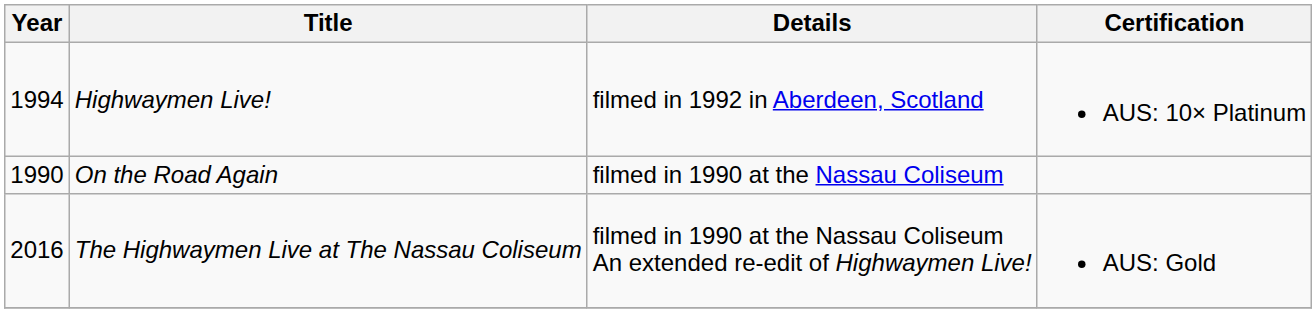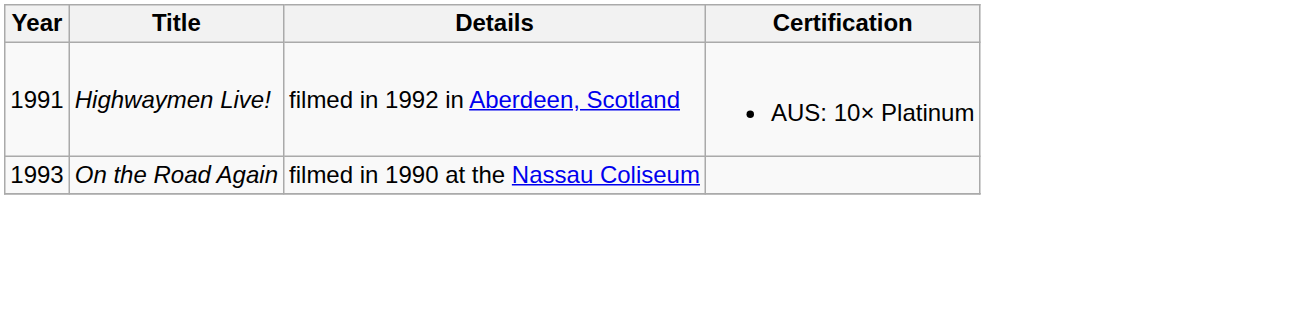(37, 99) 1994 -> (37, 99) 1991
(37, 174) 1990 -> (37, 174) 1993
- row: (328, 250)
